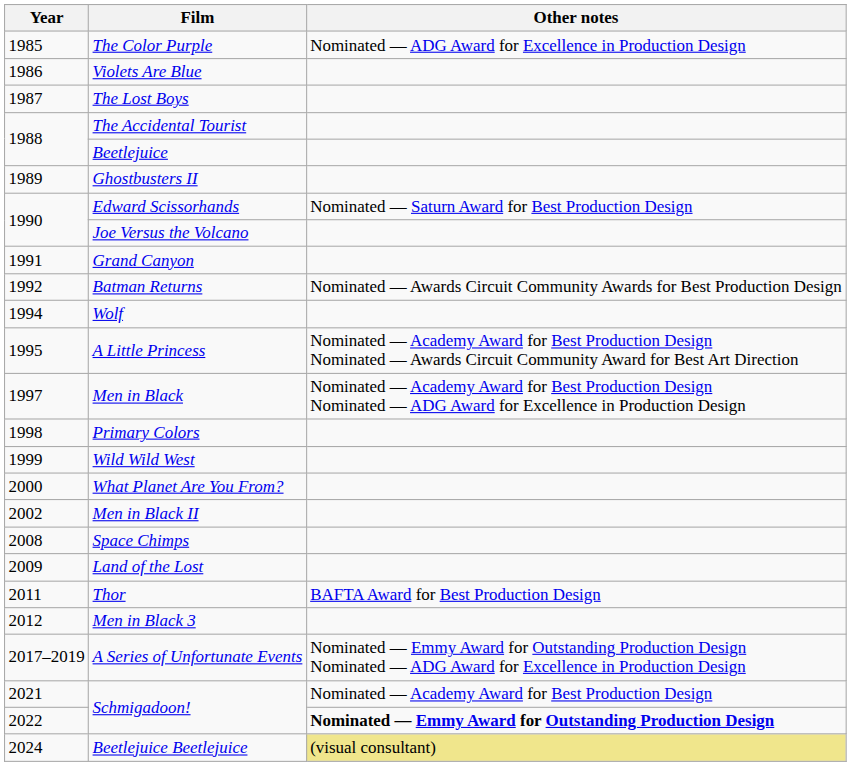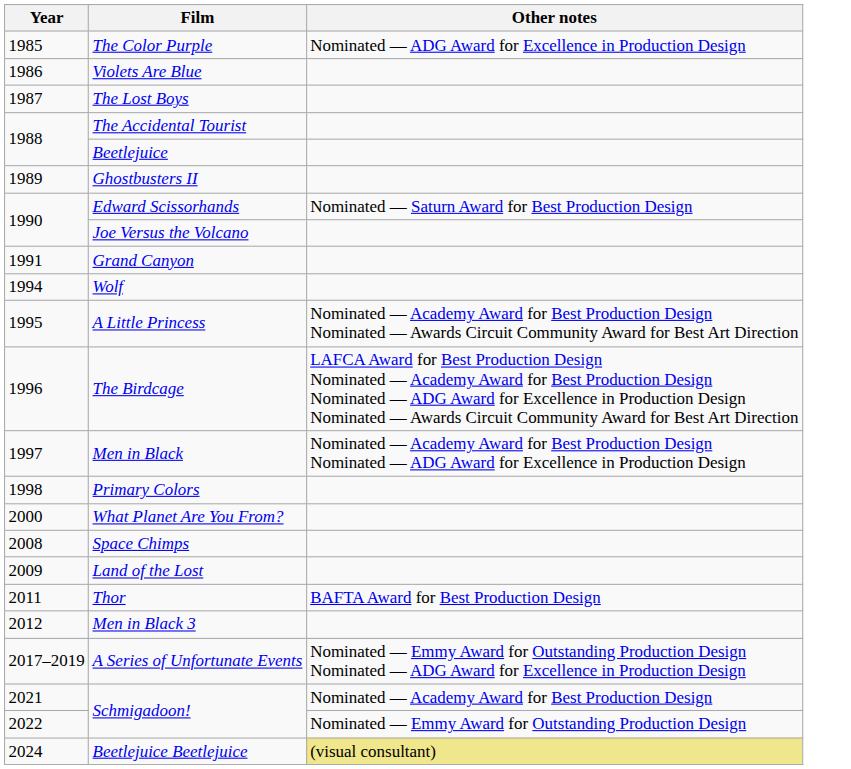- row: (25, 286)
+ row: (25, 388)
- row: (25, 459)
- row: (25, 513)
(542, 720) bold -> (528, 724) normal
